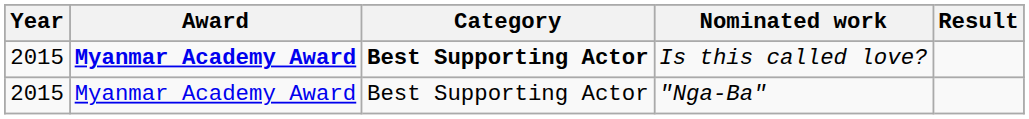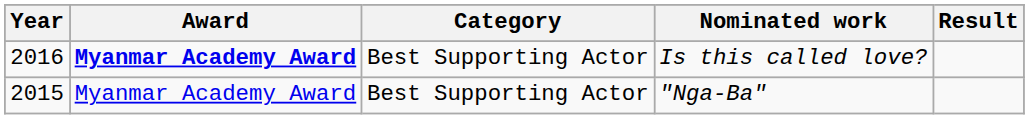(37, 59) 2015 -> (37, 59) 2016
(508, 59) bold -> (508, 59) normal
